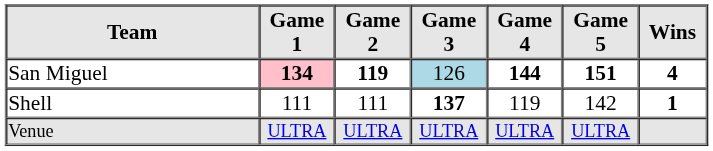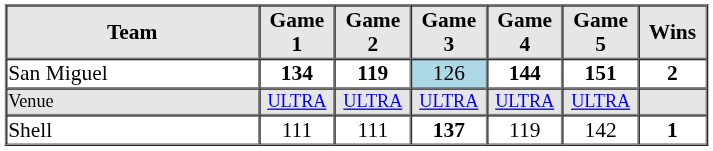(297, 73) pink background -> (297, 73) no background
(672, 73) 4 -> (672, 73) 2
rows swapped: (30, 102) <-> (31, 131)
